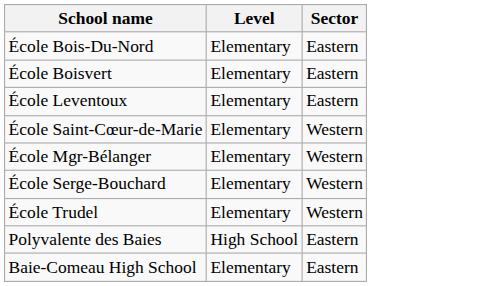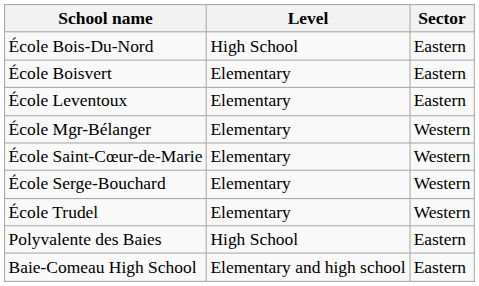(251, 45) Elementary -> (254, 45) High School
rows swapped: (80, 156) <-> (105, 128)
(251, 267) Elementary -> (308, 267) Elementary and high school
